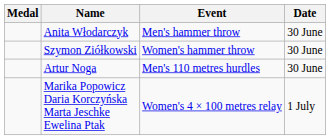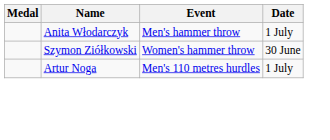(305, 31) 30 June -> (279, 31) 1 July
(305, 68) 30 June -> (279, 68) 1 July
- row: (85, 106)
